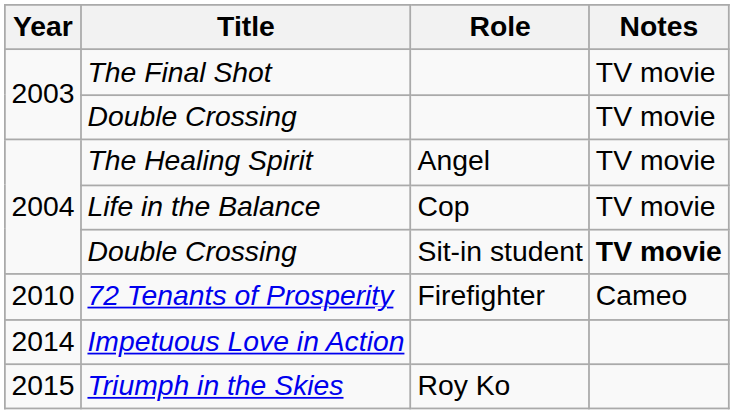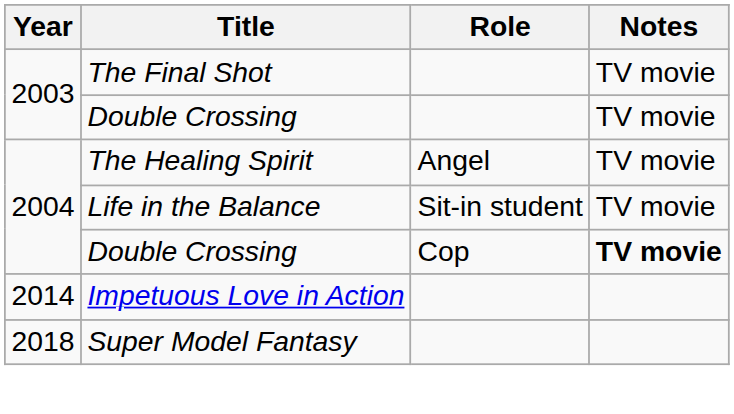(443, 206) Cop -> (500, 206) Sit-in student
(500, 251) Sit-in student -> (443, 251) Cop
- row: (43, 296)
- row: (43, 386)
+ row: (43, 341)
